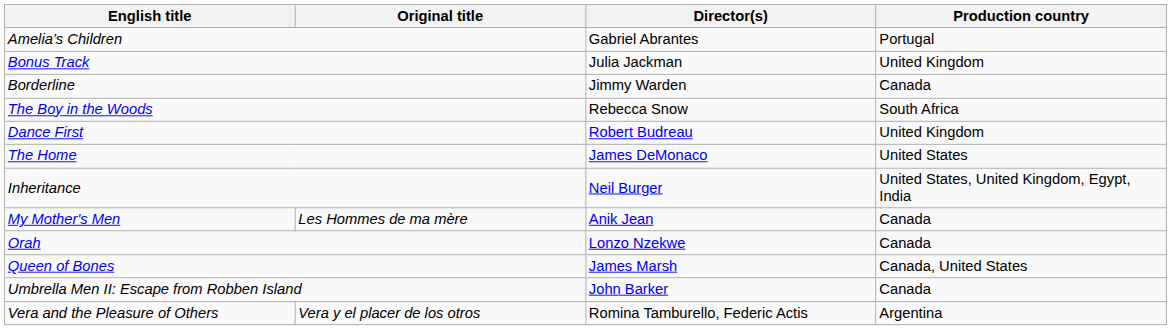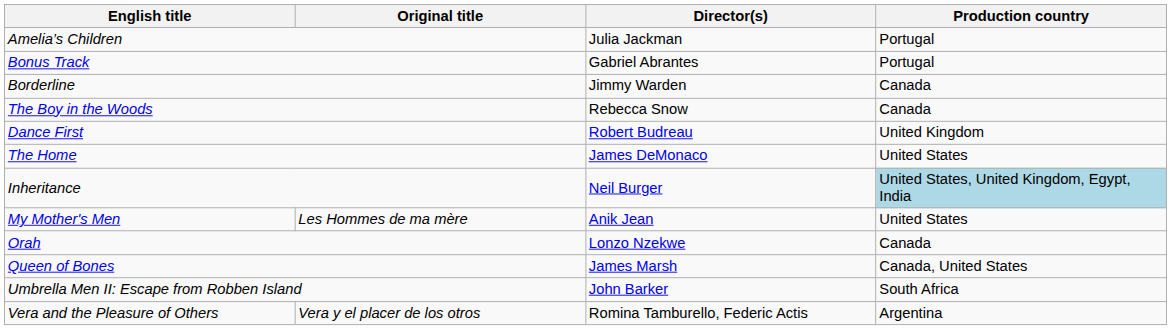(644, 39) Gabriel Abrantes -> (635, 39) Julia Jackman
(635, 62) Julia Jackman -> (644, 62) Gabriel Abrantes
(932, 62) United Kingdom -> (907, 62) Portugal
(919, 109) South Africa -> (905, 109) Canada
(1005, 187) no background -> (1005, 187) lightblue background
(905, 219) Canada -> (924, 219) United States
(905, 289) Canada -> (919, 289) South Africa
